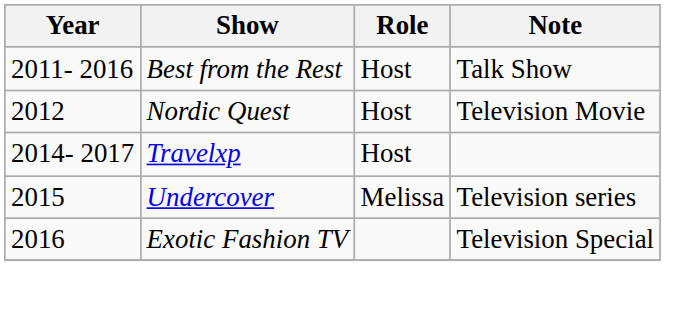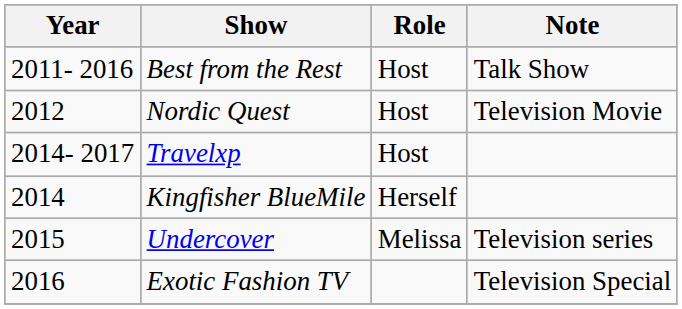+ row: (256, 196)
